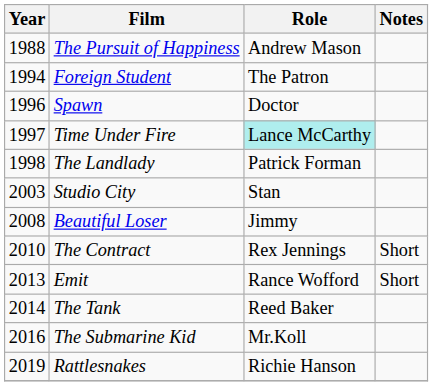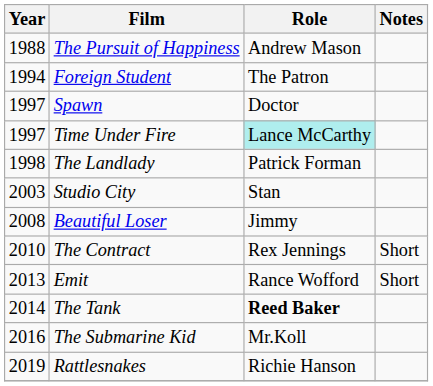(27, 105) 1996 -> (27, 105) 1997
(291, 308) normal -> (294, 308) bold
